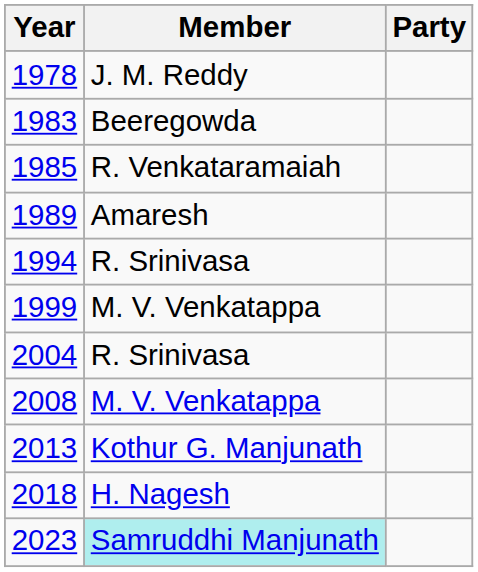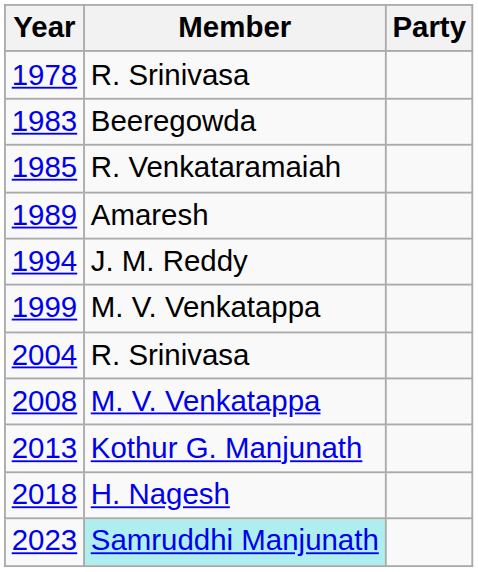(169, 74) J. M. Reddy -> (170, 74) R. Srinivasa
(170, 261) R. Srinivasa -> (169, 261) J. M. Reddy
